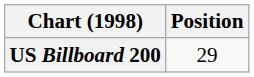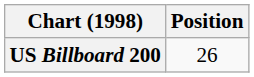(207, 54) 29 -> (207, 54) 26
